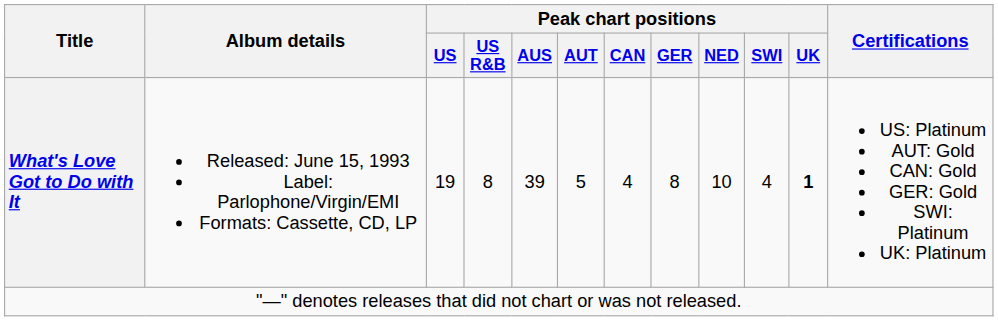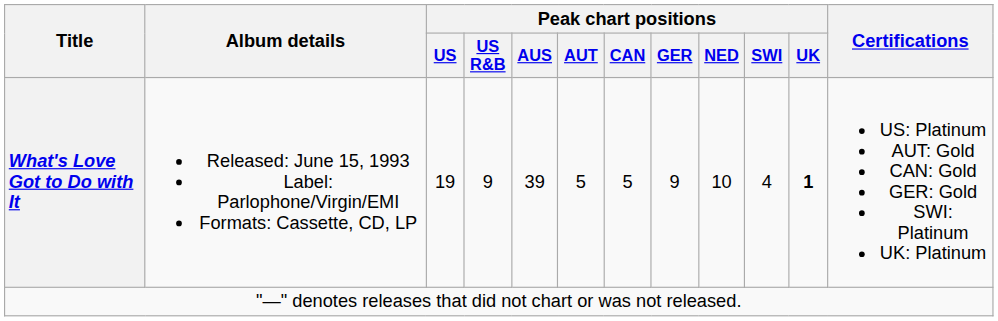(488, 182) 8 -> (488, 182) 9
(627, 182) 4 -> (627, 182) 5
(675, 182) 8 -> (675, 182) 9
